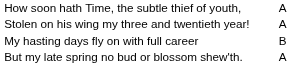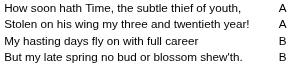(283, 57) A -> (283, 57) B
